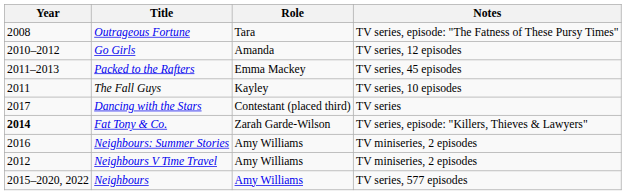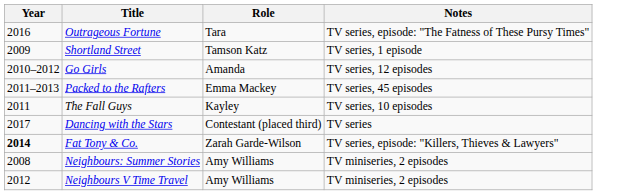(19, 32) 2008 -> (19, 32) 2016
+ row: (103, 50)
(19, 143) 2016 -> (19, 161) 2008
- row: (121, 180)
